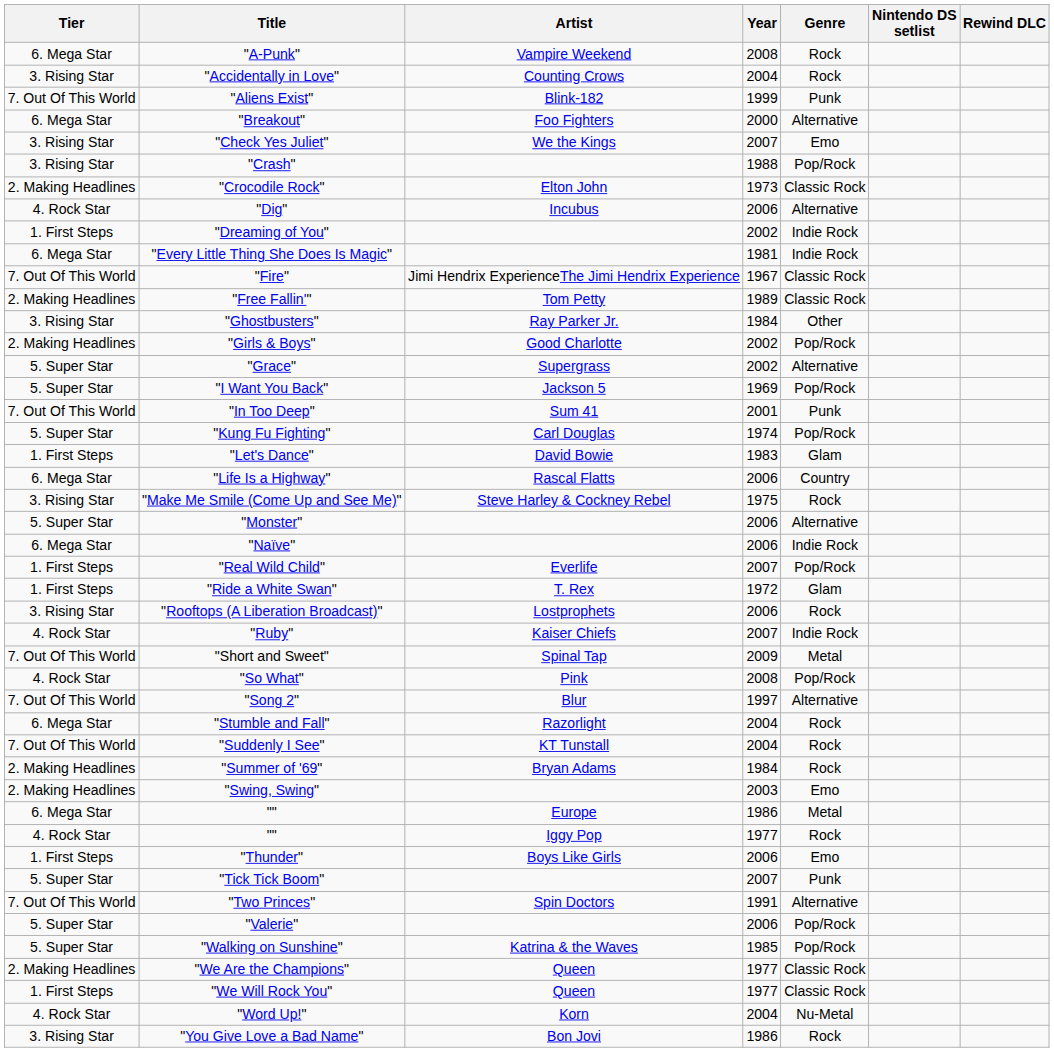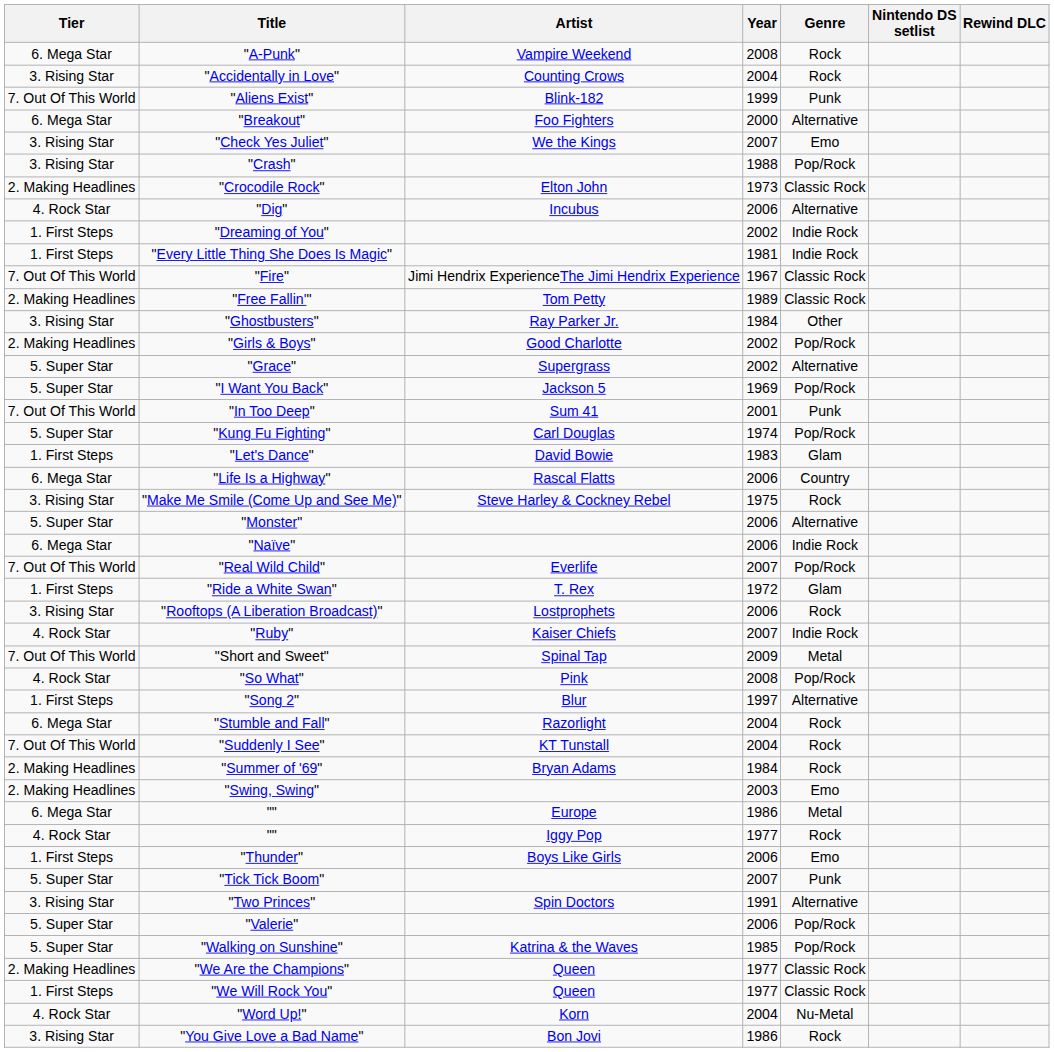(72, 254) 6. Mega Star -> (72, 254) 1. First Steps
(72, 567) 1. First Steps -> (72, 567) 7. Out Of This World
(72, 701) 7. Out Of This World -> (72, 701) 1. First Steps
(72, 902) 7. Out Of This World -> (72, 902) 3. Rising Star
